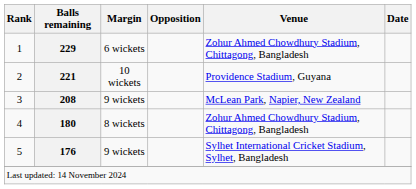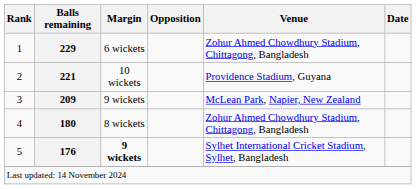(68, 100) 208 -> (68, 100) 209
(124, 152) normal -> (124, 152) bold
